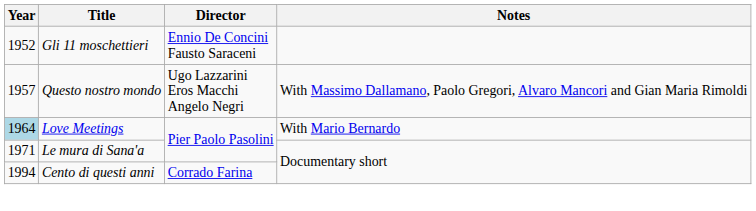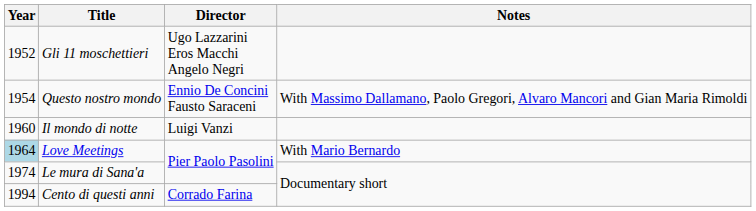(218, 45) Ennio De Concini Fausto Saraceni -> (208, 53) Ugo Lazzarini Eros Macchi Angelo Negri
(22, 91) 1957 -> (22, 98) 1954
(208, 91) Ugo Lazzarini Eros Macchi Angelo Negri -> (218, 98) Ennio De Concini Fausto Saraceni
+ row: (90, 128)
(22, 150) 1971 -> (22, 172) 1974
